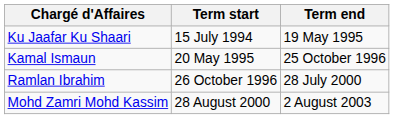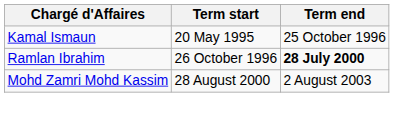- row: (69, 37)
(322, 80) normal -> (324, 59) bold
